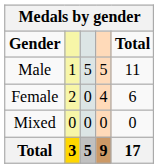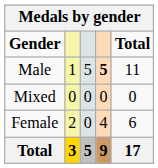(103, 70) normal -> (103, 70) bold
rows swapped: (35, 97) <-> (35, 123)
